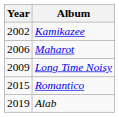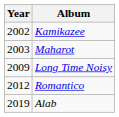(18, 49) 2006 -> (18, 49) 2003
(18, 85) 2015 -> (18, 85) 2012
